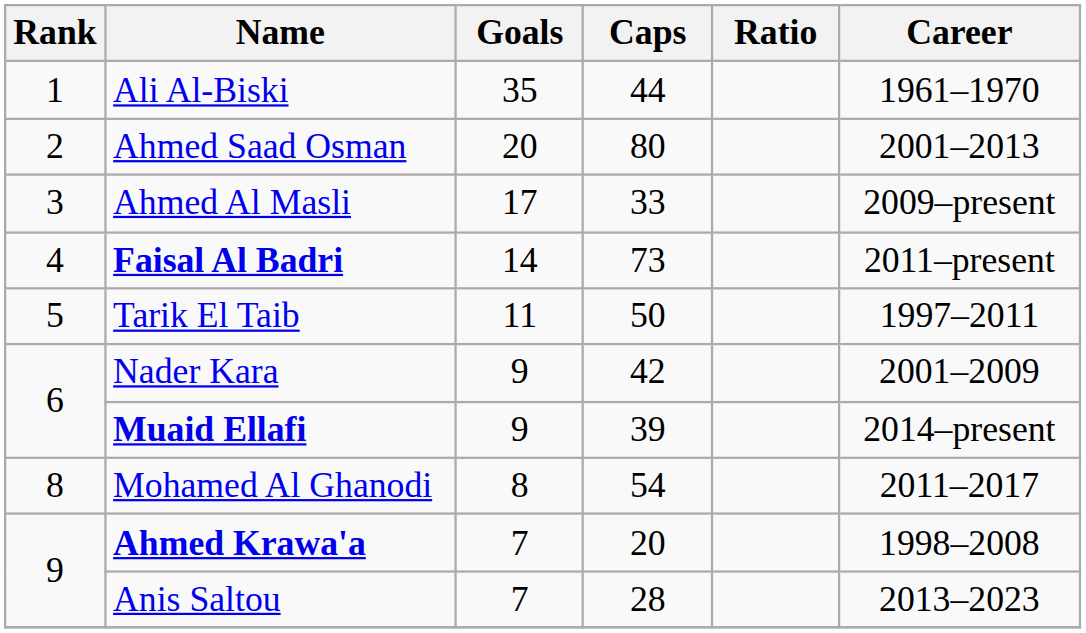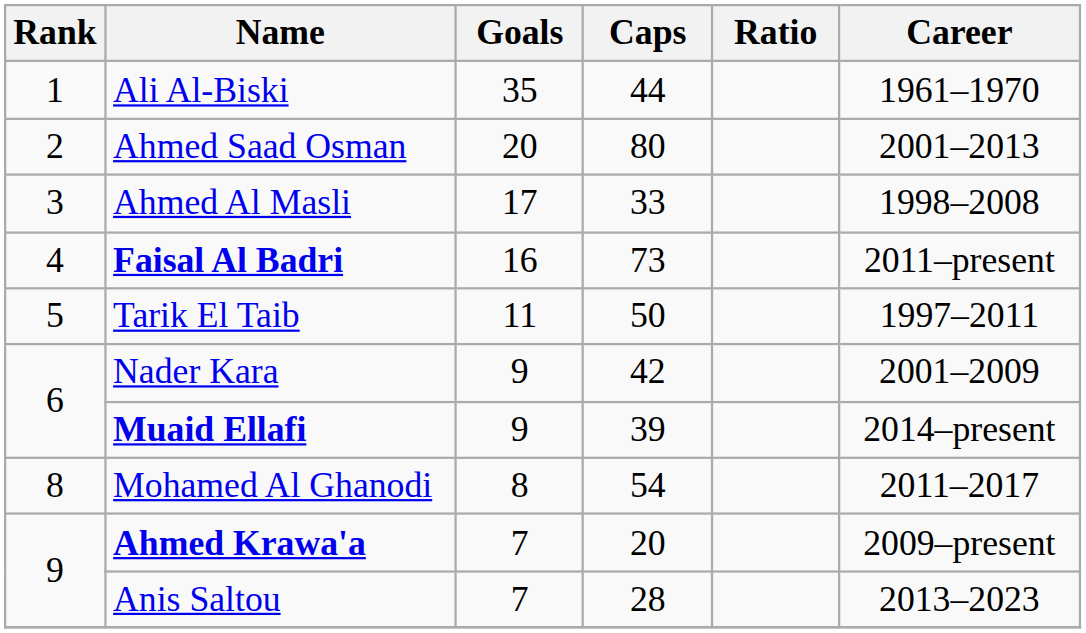(959, 202) 2009–present -> (959, 202) 1998–2008
(520, 259) 14 -> (520, 259) 16
(959, 542) 1998–2008 -> (959, 542) 2009–present
